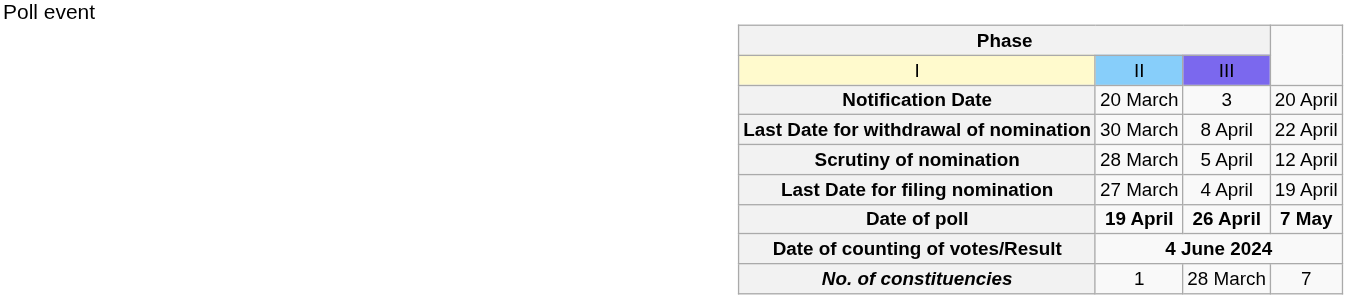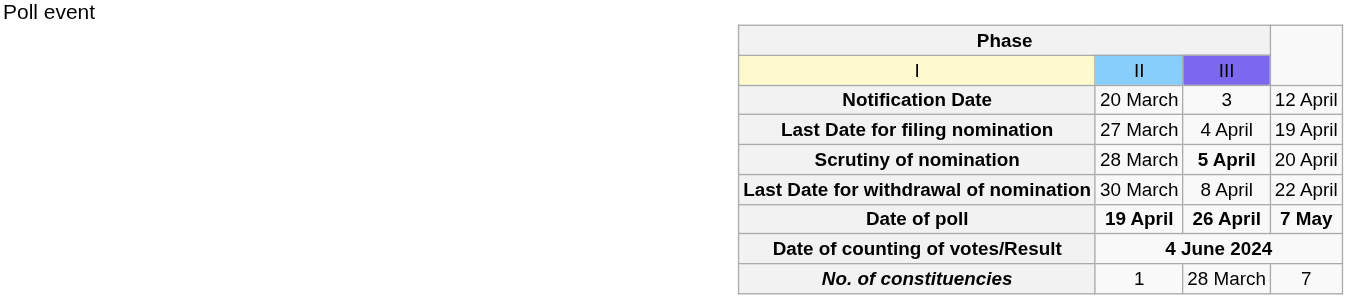(1306, 100) 20 April -> (1306, 100) 12 April
rows swapped: (917, 189) <-> (917, 130)
(1227, 159) normal -> (1227, 159) bold
(1306, 159) 12 April -> (1306, 159) 20 April
